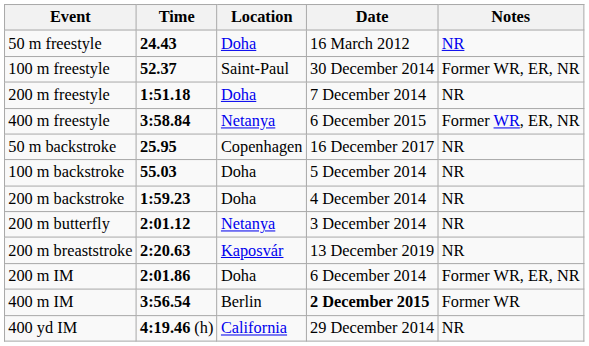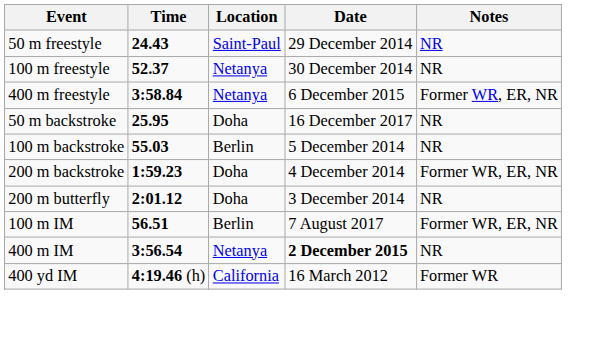(239, 43) Doha -> (247, 43) Saint-Paul
(360, 43) 16 March 2012 -> (350, 43) 29 December 2014
(255, 69) Saint-Paul -> (240, 69) Netanya
(511, 69) Former WR, ER, NR -> (431, 69) NR
- row: (59, 95)
(262, 146) Copenhagen -> (230, 120) Doha
(239, 172) Doha -> (233, 146) Berlin
(453, 198) NR -> (489, 172) Former WR, ER, NR
(248, 224) Netanya -> (230, 198) Doha
- row: (70, 250)
+ row: (41, 224)
- row: (41, 276)
(241, 302) Berlin -> (240, 250) Netanya
(481, 302) Former WR -> (431, 250) NR
(372, 328) 29 December 2014 -> (338, 276) 16 March 2012
(453, 328) NR -> (459, 276) Former WR
